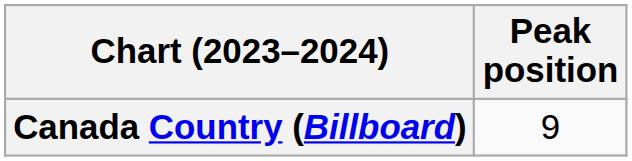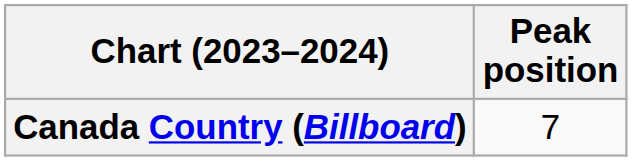(551, 126) 9 -> (551, 126) 7
